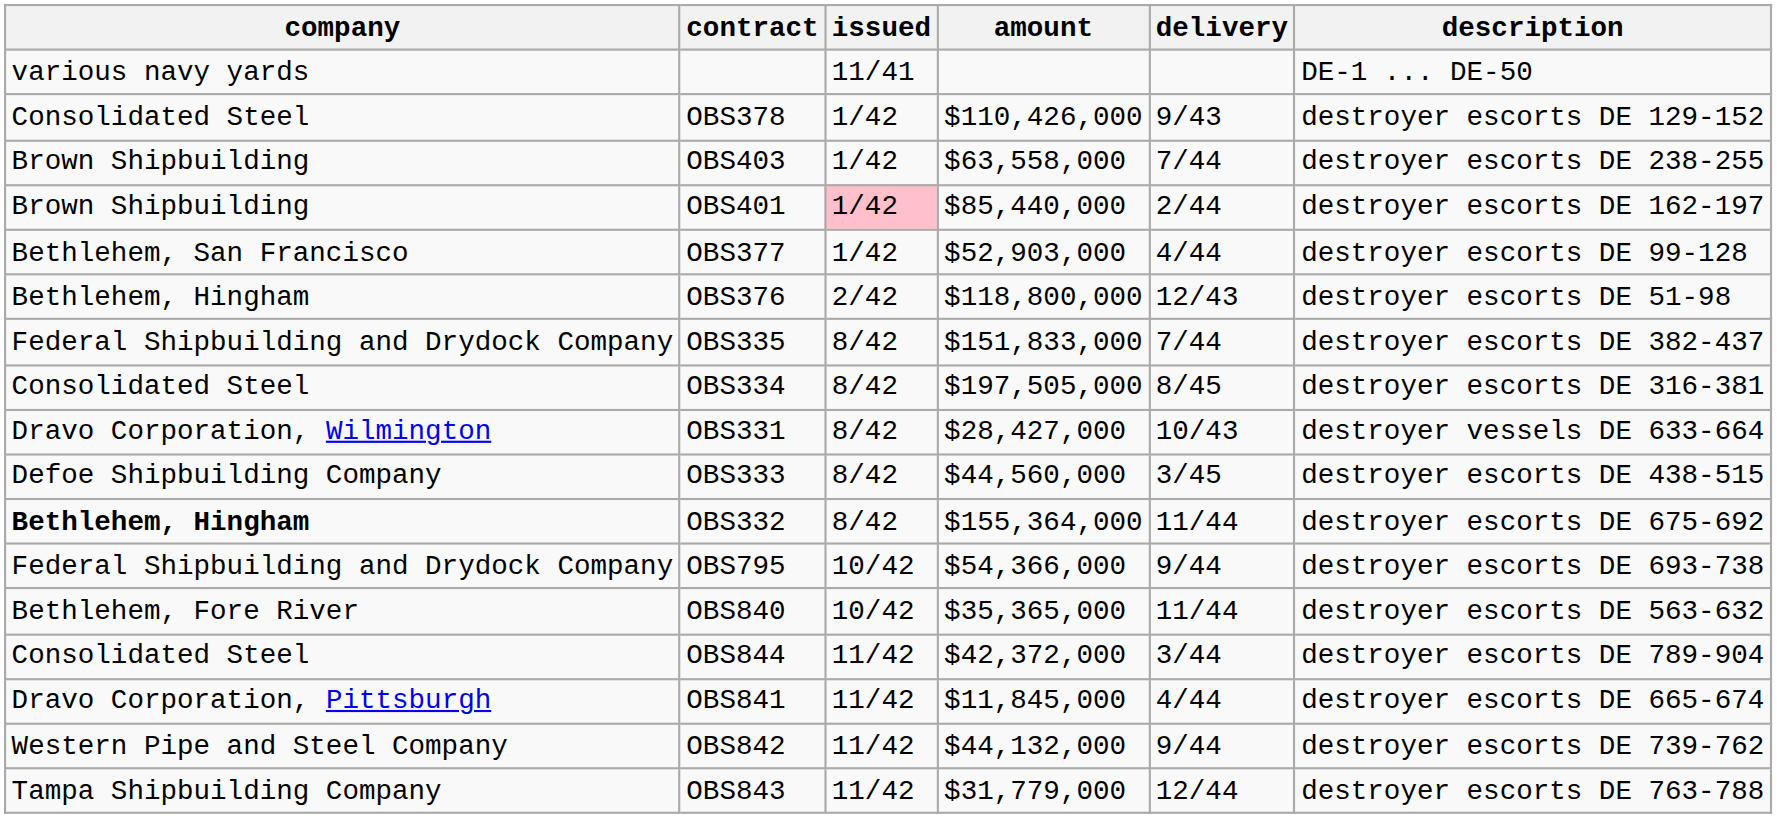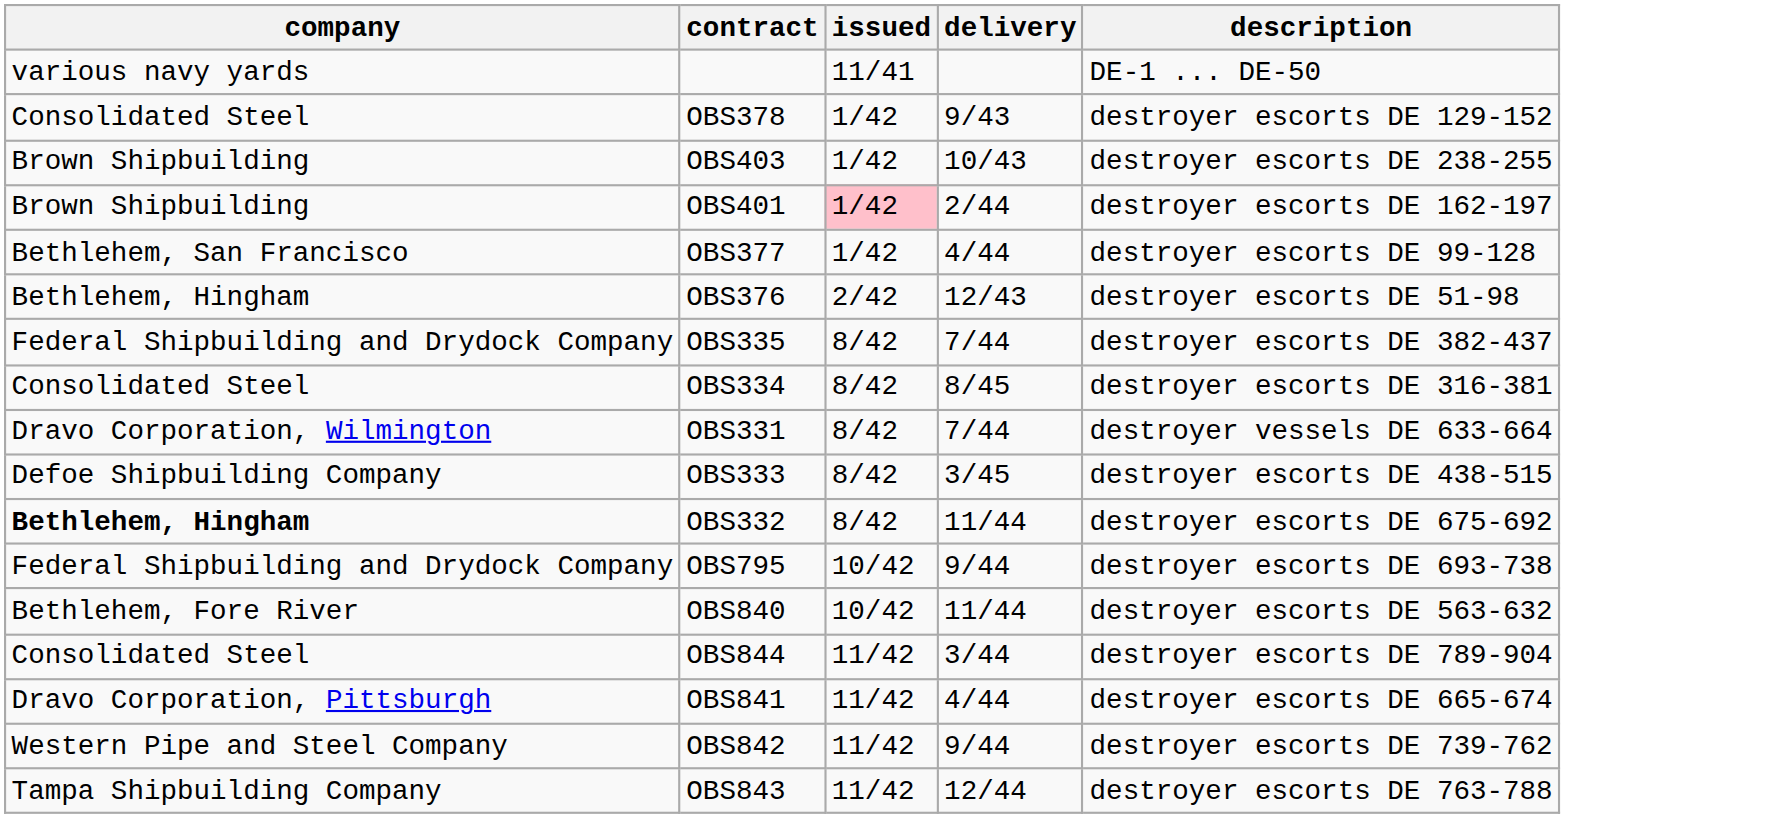- column: (1043, 28)
(1189, 162) 7/44 -> (985, 162) 10/43
(1197, 432) 10/43 -> (977, 432) 7/44
